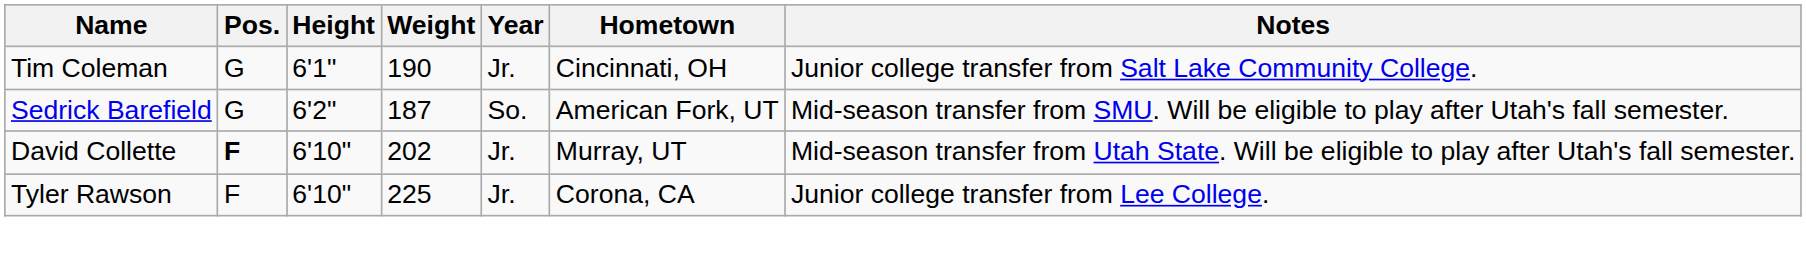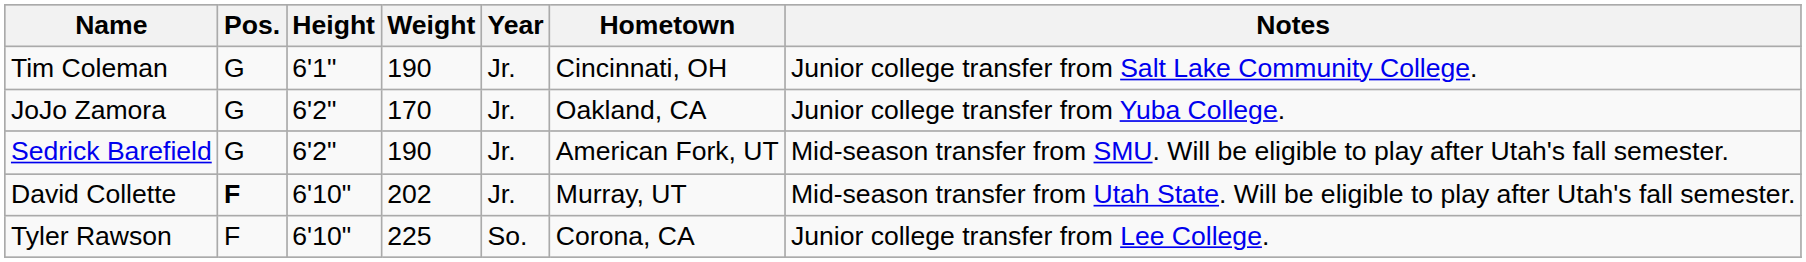+ row: (88, 109)
(409, 109) 187 -> (409, 151) 190
(507, 109) So. -> (501, 151) Jr.
(501, 194) Jr. -> (507, 236) So.
